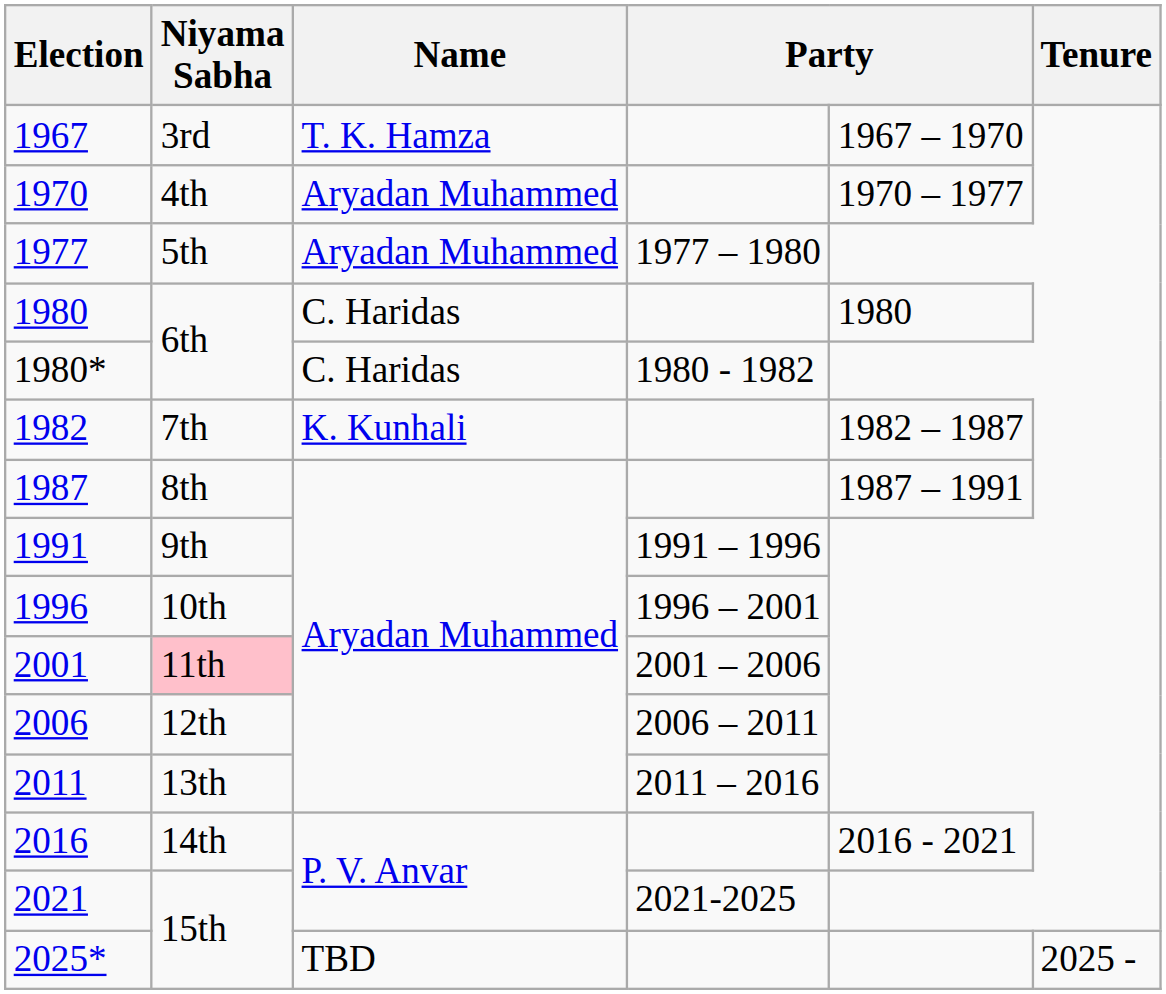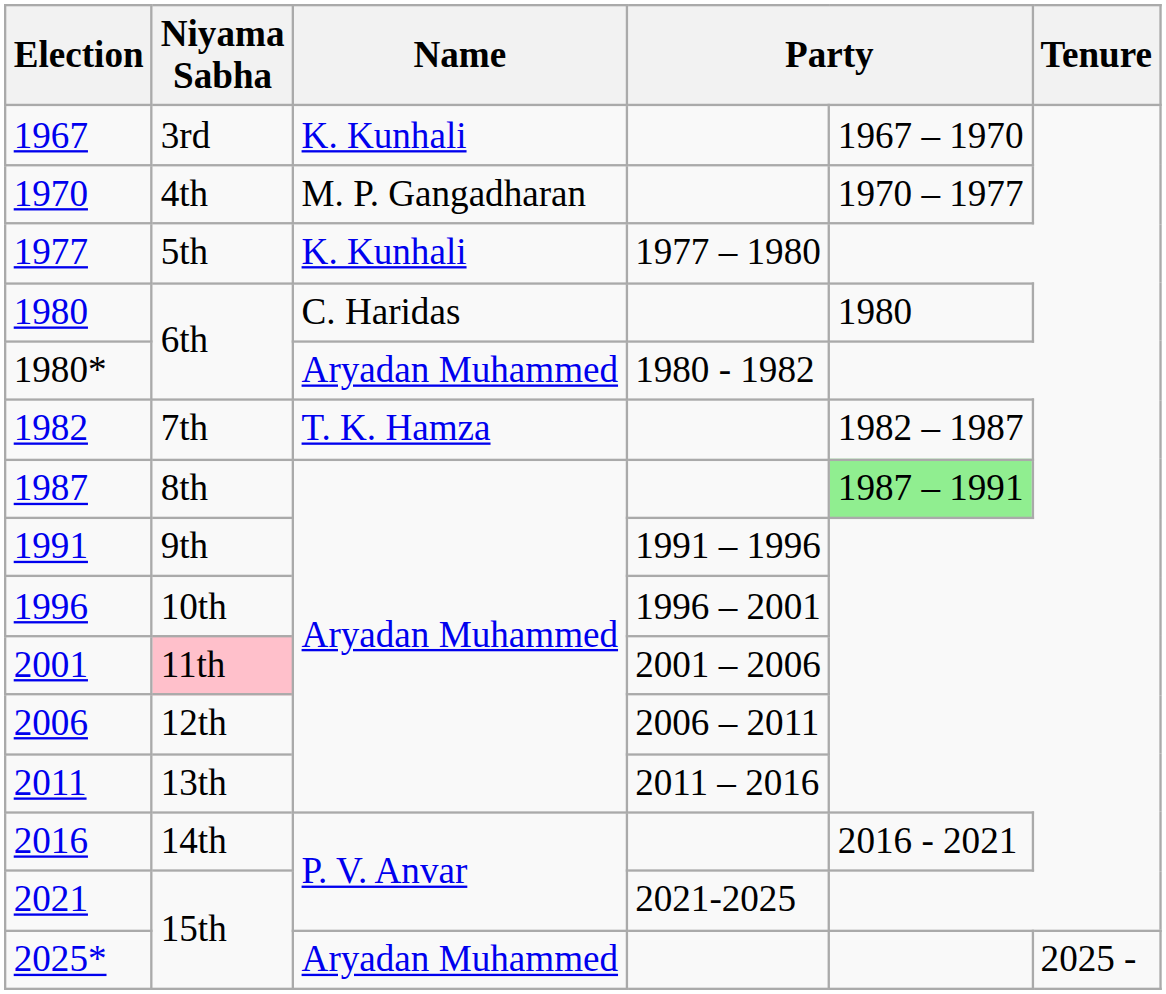(396, 134) T. K. Hamza -> (384, 134) K. Kunhali
(460, 193) Aryadan Muhammed -> (444, 193) M. P. Gangadharan
(460, 252) Aryadan Muhammed -> (384, 252) K. Kunhali
(381, 370) C. Haridas -> (460, 370) Aryadan Muhammed
(384, 428) K. Kunhali -> (396, 428) T. K. Hamza
(931, 487) no background -> (931, 487) lightgreen background
(339, 958) TBD -> (460, 958) Aryadan Muhammed
